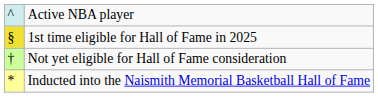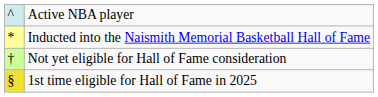rows swapped: (199, 80) <-> (142, 37)
